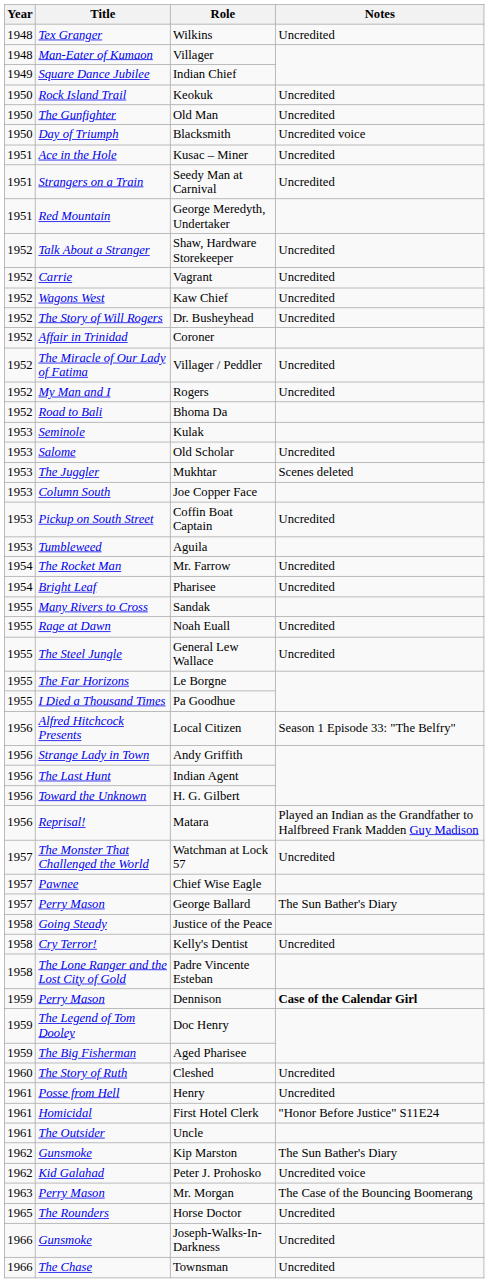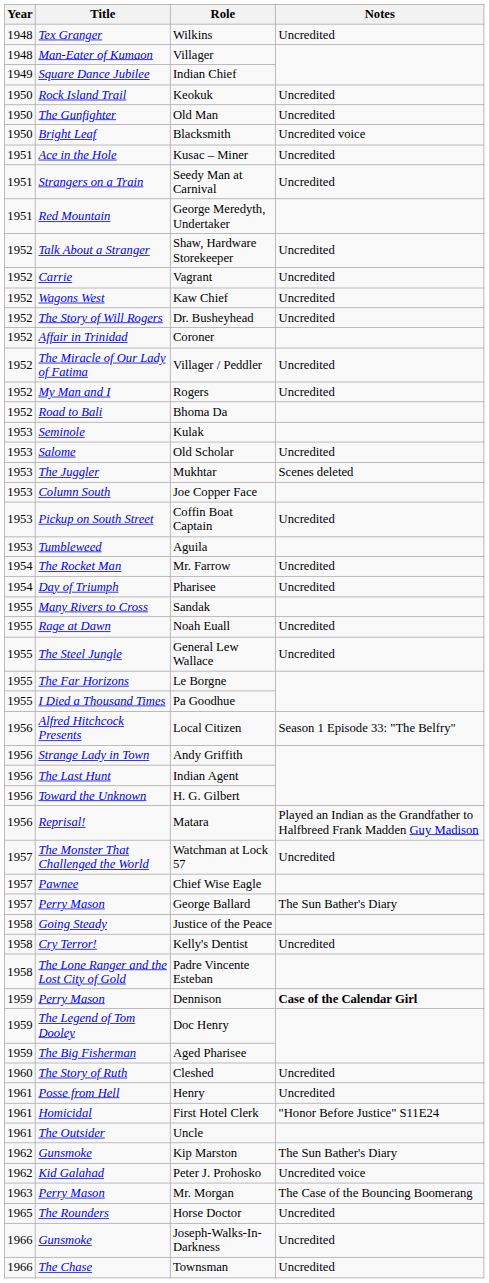(78, 134) Day of Triumph -> (67, 134) Bright Leaf
(67, 586) Bright Leaf -> (78, 586) Day of Triumph
